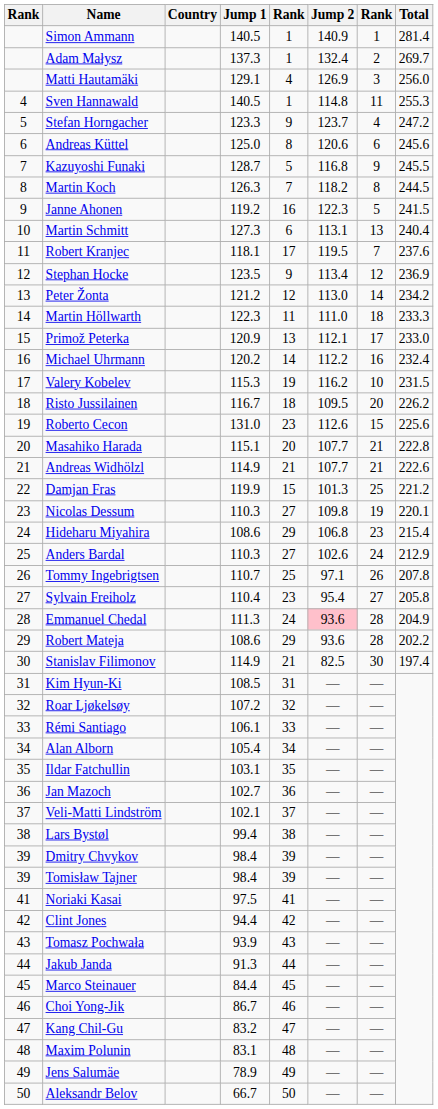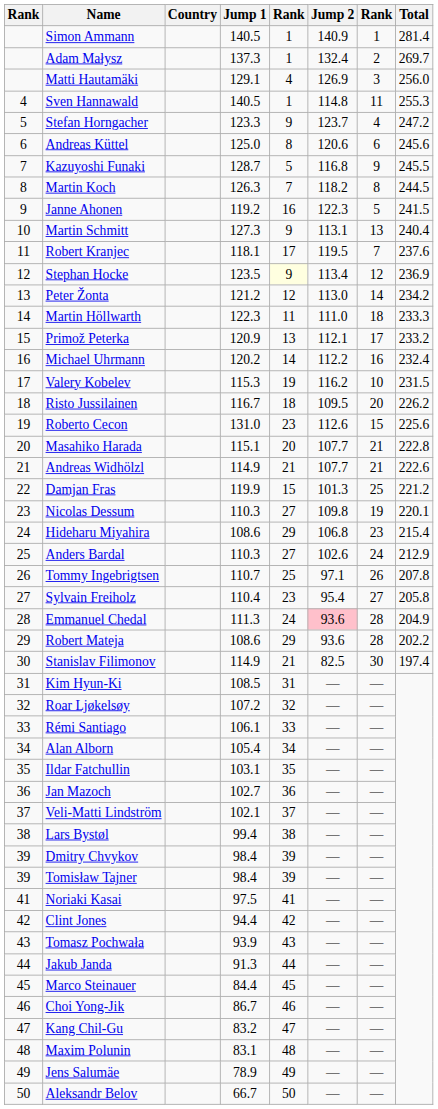(289, 230) 6 -> (289, 230) 9
(289, 274) no background -> (289, 274) lightyellow background
(414, 338) 233.0 -> (414, 338) 233.2
